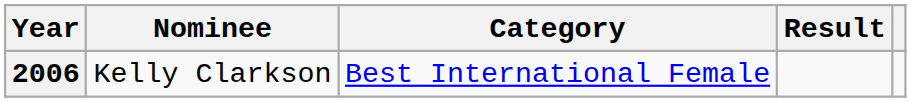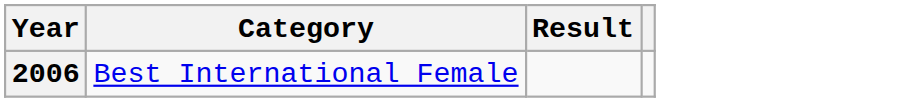- column: (212, 28)
